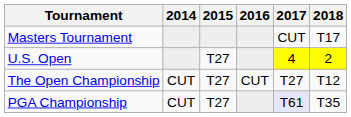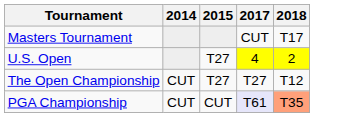- column: (255, 15)
(218, 102) T27 -> (218, 102) CUT
(328, 102) no background -> (291, 102) lightsalmon background
